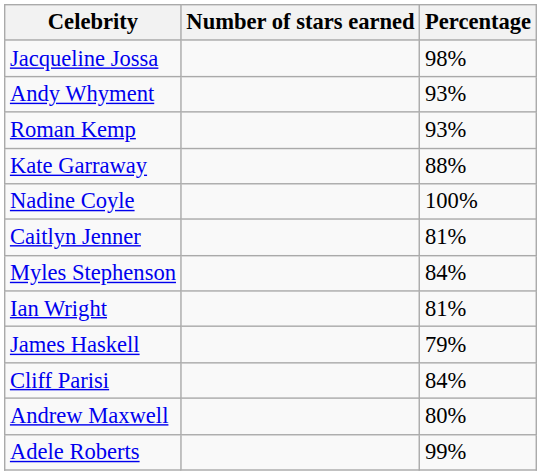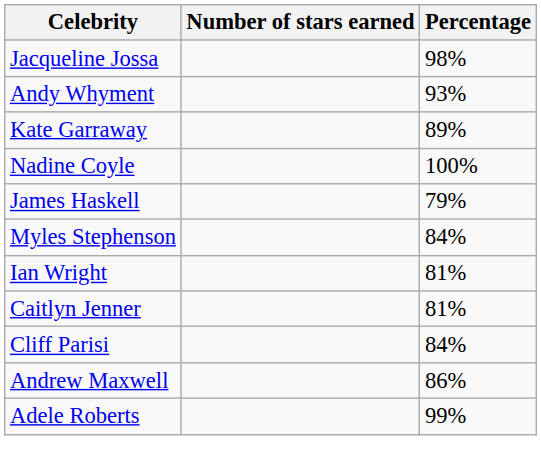- row: (73, 129)
(446, 165) 88% -> (446, 129) 89%
rows swapped: (75, 237) <-> (75, 344)
(446, 415) 80% -> (446, 380) 86%
